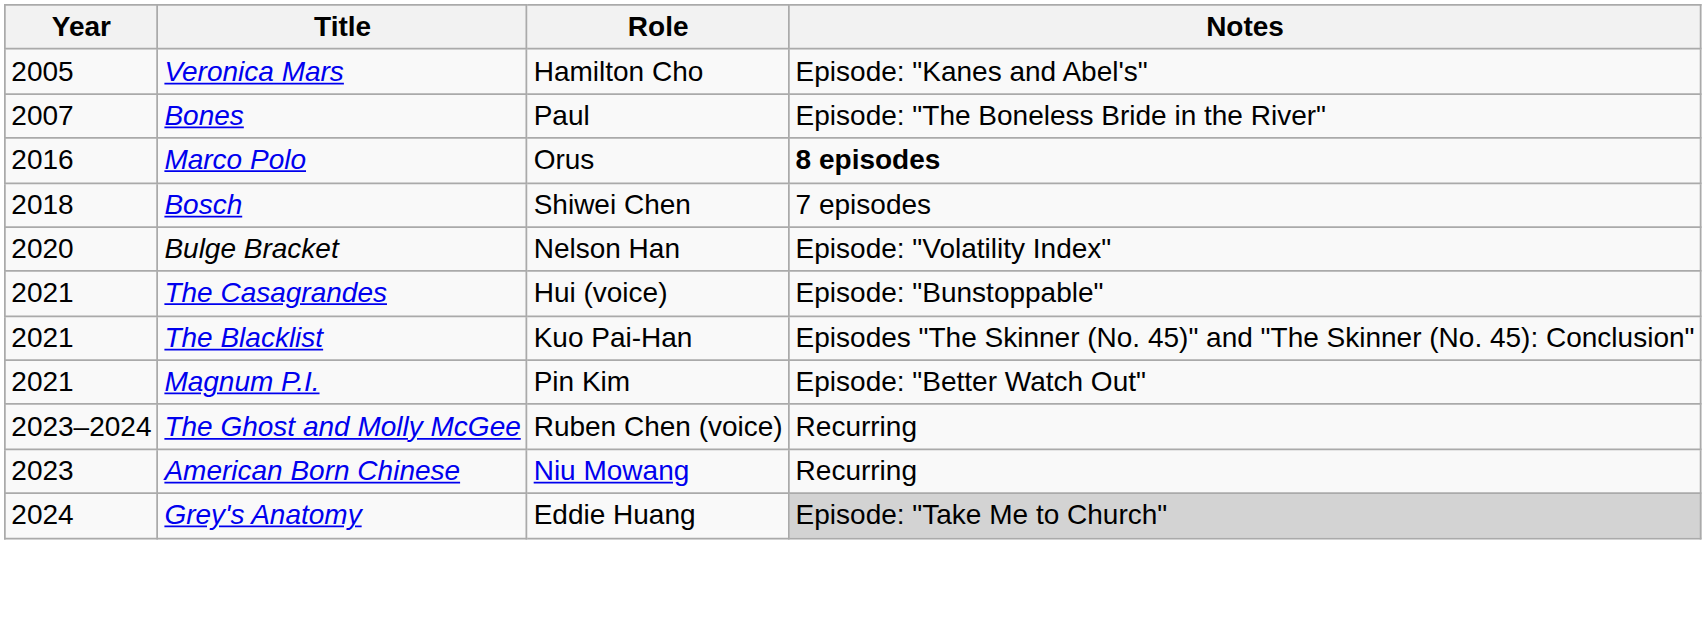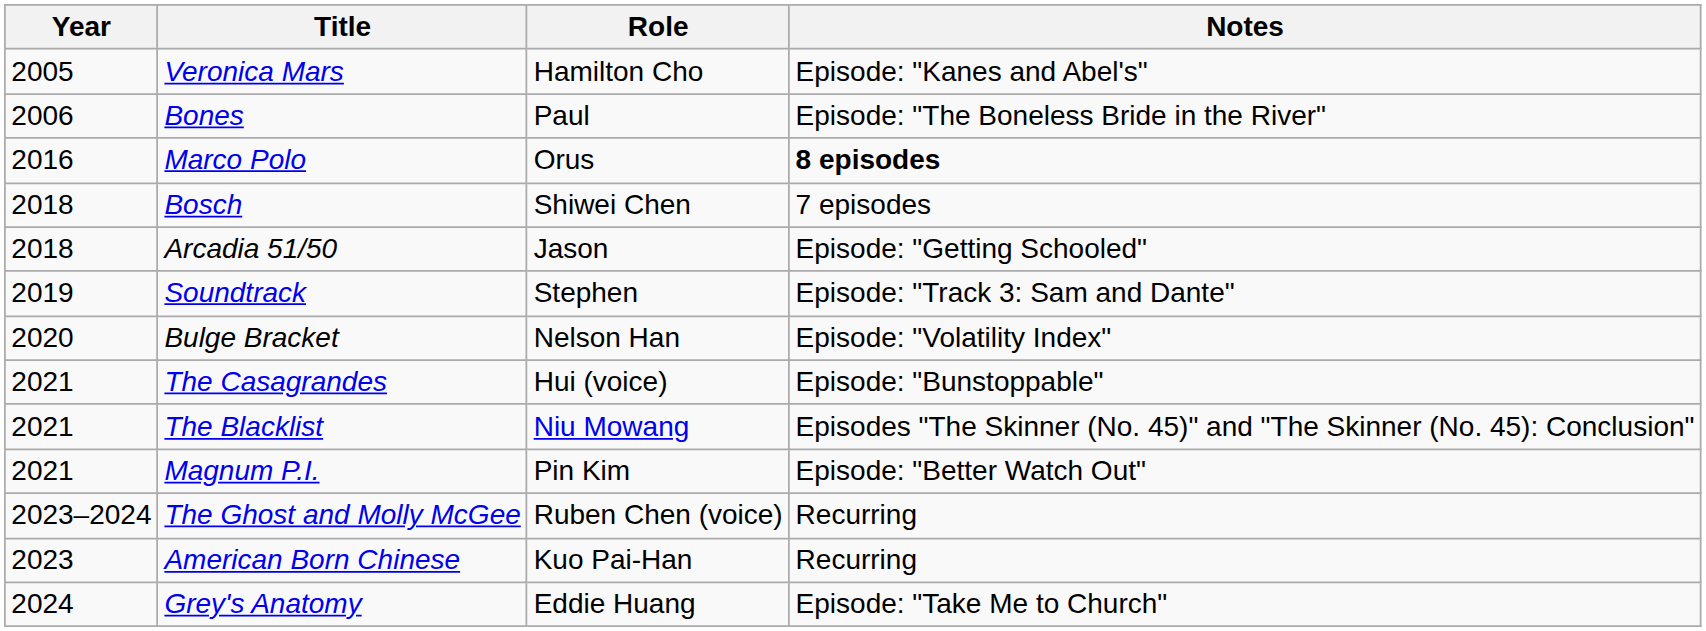(42, 115) 2007 -> (42, 115) 2006
+ row: (251, 248)
+ row: (235, 293)
(613, 337) Kuo Pai-Han -> (611, 426) Niu Mowang
(611, 470) Niu Mowang -> (613, 559) Kuo Pai-Han
(981, 515) lightgrey background -> (981, 603) no background
